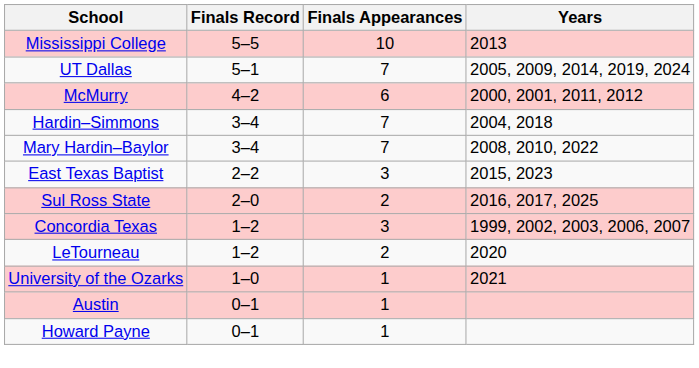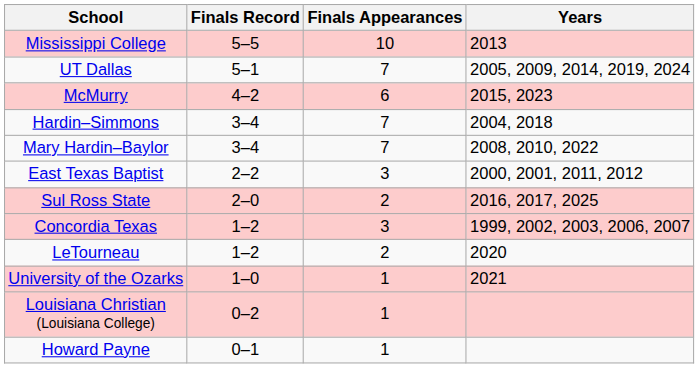(557, 95) 2000, 2001, 2011, 2012 -> (511, 95) 2015, 2023
(511, 174) 2015, 2023 -> (557, 174) 2000, 2001, 2011, 2012
+ row: (96, 314)
- row: (96, 305)
